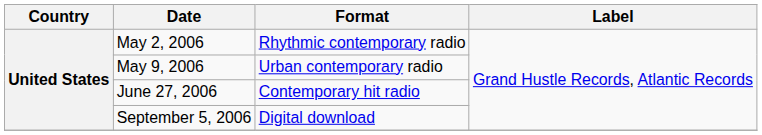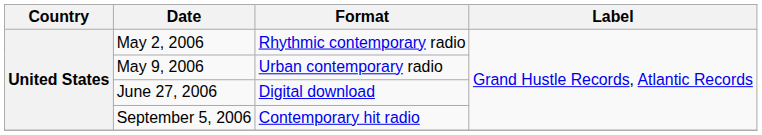(339, 92) Contemporary hit radio -> (317, 92) Digital download
(317, 117) Digital download -> (339, 117) Contemporary hit radio
